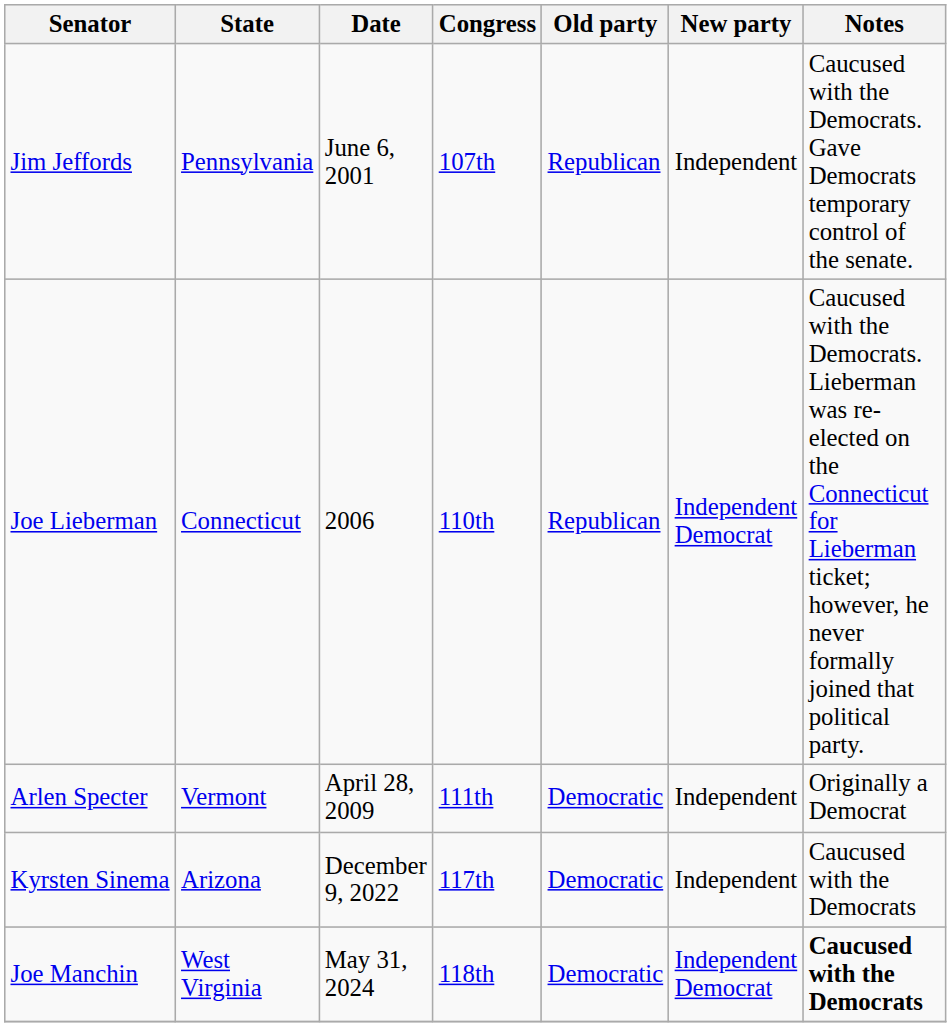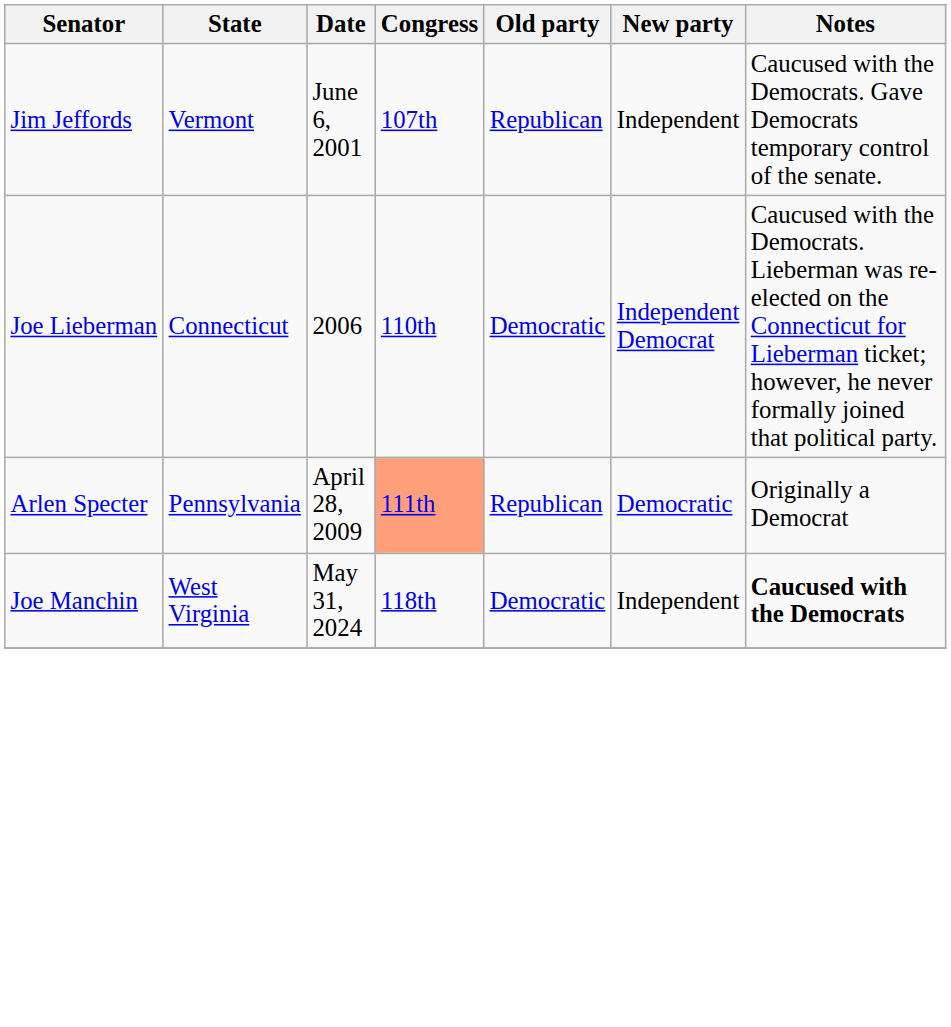(247, 161) Pennsylvania -> (211, 119) Vermont
(604, 521) Republican -> (547, 326) Democratic
(224, 797) Vermont -> (235, 504) Pennsylvania
(466, 797) no background -> (408, 504) lightsalmon background
(605, 797) Democratic -> (546, 504) Republican
(736, 797) Independent -> (675, 504) Democratic
- row: (90, 878)
(736, 974) Independent Democrat -> (678, 599) Independent
